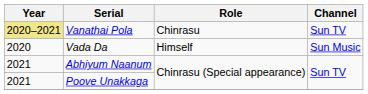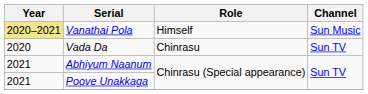(178, 30) Chinrasu -> (175, 30) Himself
(328, 30) Sun TV -> (335, 30) Sun Music
(175, 47) Himself -> (178, 47) Chinrasu
(335, 47) Sun Music -> (328, 47) Sun TV
